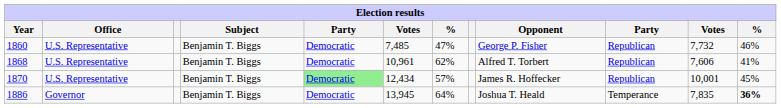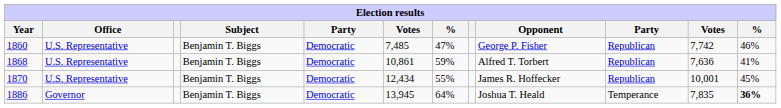(702, 45) 7,732 -> (702, 45) 7,742
(400, 62) 10,961 -> (400, 62) 10,861
(445, 62) 62% -> (445, 62) 59%
(702, 62) 7,606 -> (702, 62) 7,636
(330, 78) lightgreen background -> (330, 78) no background
(445, 78) 57% -> (445, 78) 55%
